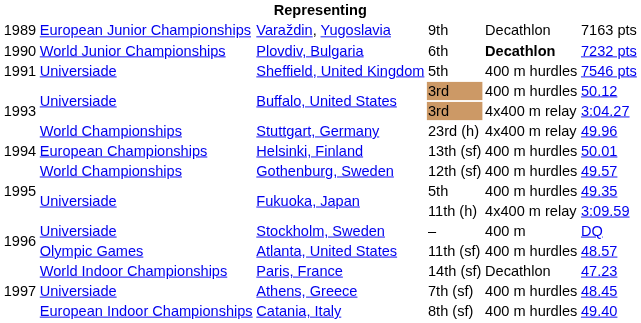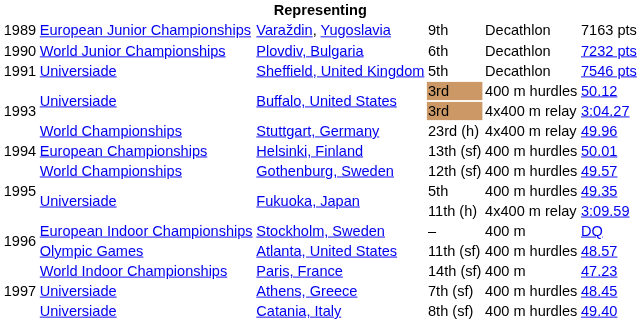(520, 51) bold -> (518, 51) normal
(531, 71) 400 m hurdles -> (518, 71) Decathlon
(78, 231) Universiade -> (146, 231) European Indoor Championships
(518, 271) Decathlon -> (505, 271) 400 m
(146, 311) European Indoor Championships -> (78, 311) Universiade
